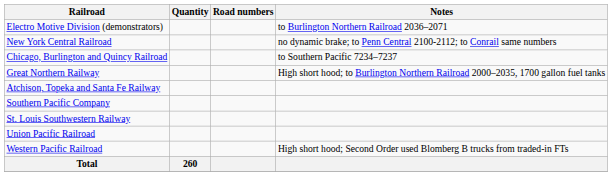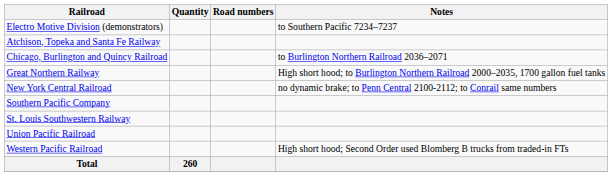(363, 27) to Burlington Northern Railroad 2036–2071 -> (338, 27) to Southern Pacific 7234–7237
rows swapped: (83, 88) <-> (59, 42)
(338, 57) to Southern Pacific 7234–7237 -> (363, 57) to Burlington Northern Railroad 2036–2071
